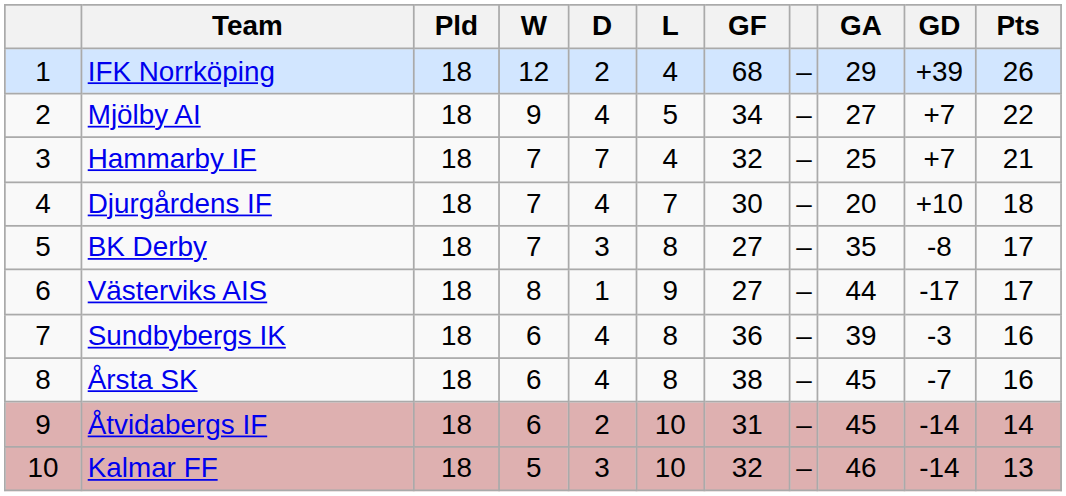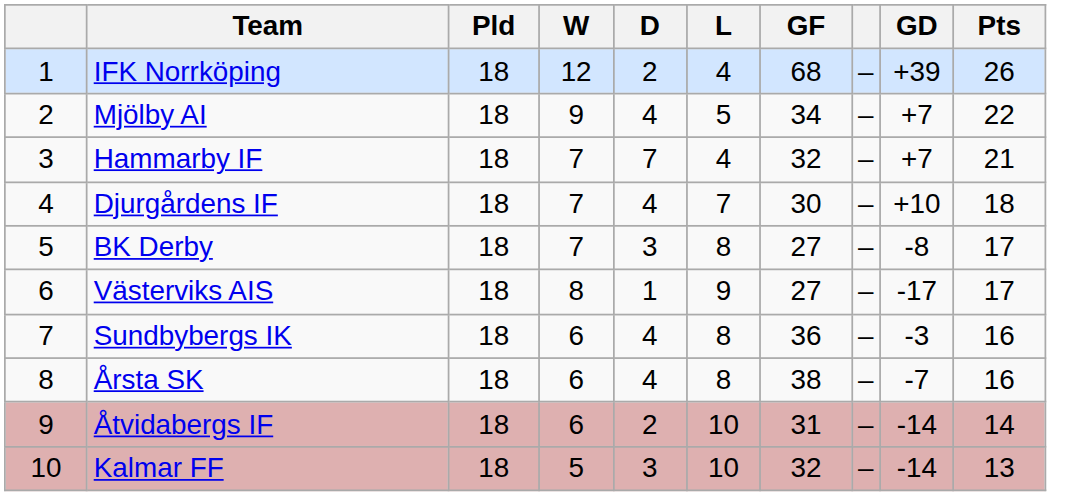- column: (861, 26)
